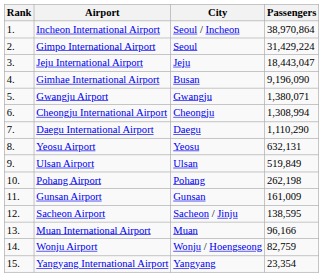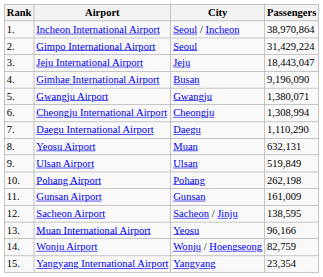(186, 146) Yeosu -> (186, 146) Muan
(186, 230) Muan -> (186, 230) Yeosu
